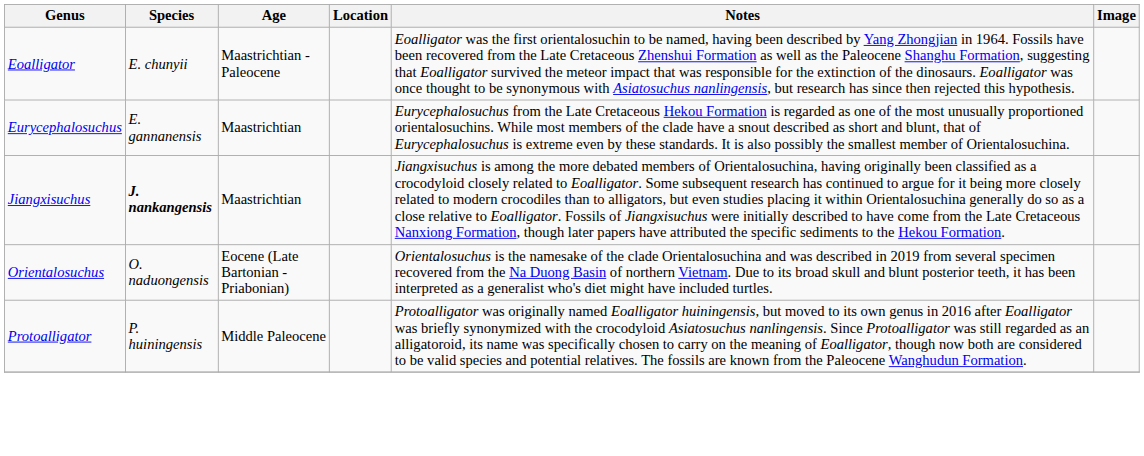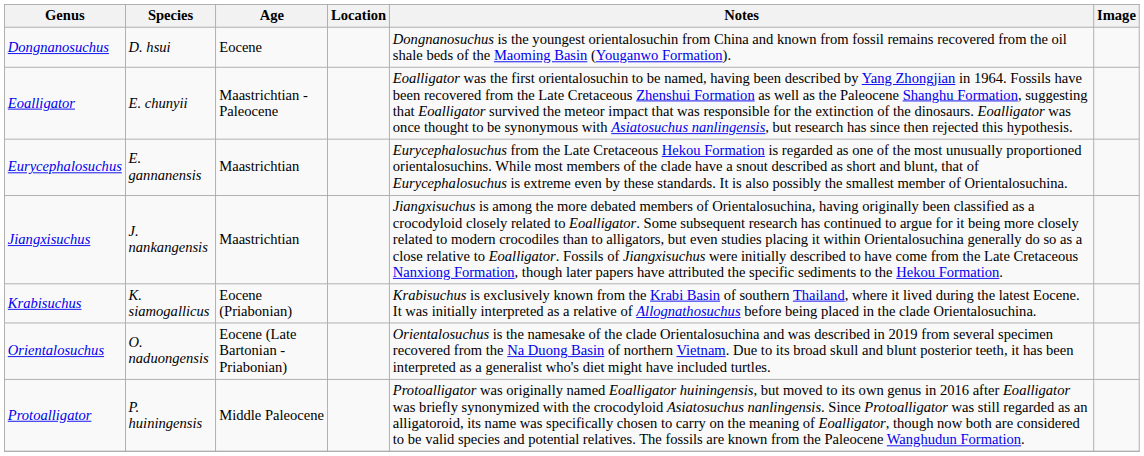+ row: (58, 47)
(170, 199) bold -> (168, 239) normal
+ row: (45, 303)
